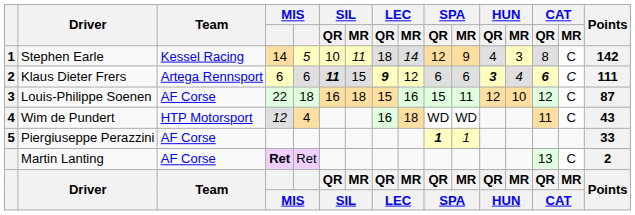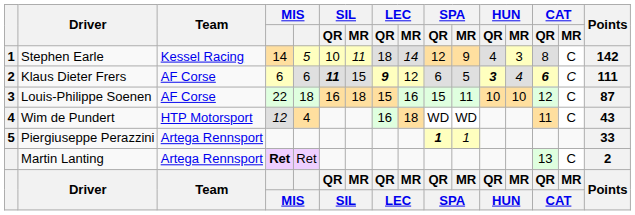(212, 76) Artega Rennsport -> (188, 76) AF Corse
(466, 76) 6 -> (466, 76) 5
(493, 97) 12 -> (493, 97) 10
(188, 138) AF Corse -> (212, 138) Artega Rennsport
(188, 158) AF Corse -> (212, 158) Artega Rennsport
